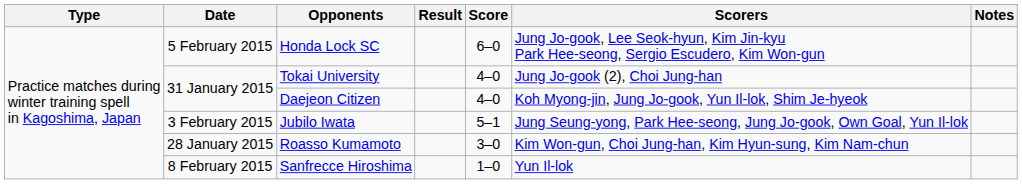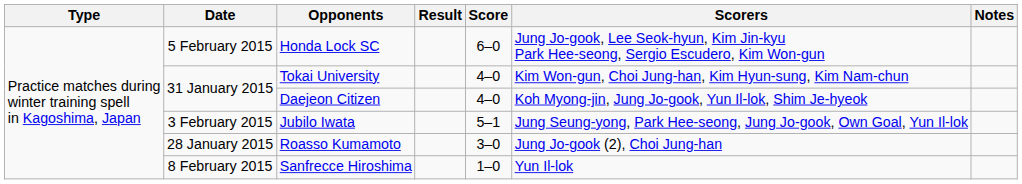(618, 76) Jung Jo-gook (2), Choi Jung-han -> (712, 76) Kim Won-gun, Choi Jung-han, Kim Hyun-sung, Kim Nam-chun
(712, 144) Kim Won-gun, Choi Jung-han, Kim Hyun-sung, Kim Nam-chun -> (618, 144) Jung Jo-gook (2), Choi Jung-han
